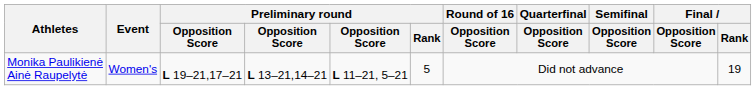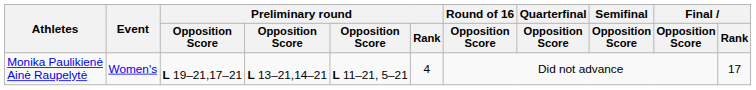(427, 69) 5 -> (427, 69) 4
(734, 69) 19 -> (734, 69) 17
